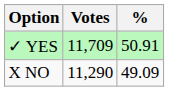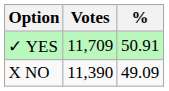(90, 72) 11,290 -> (90, 72) 11,390
